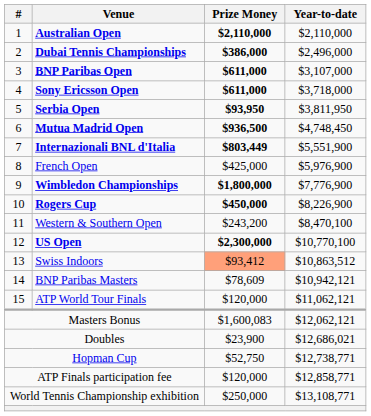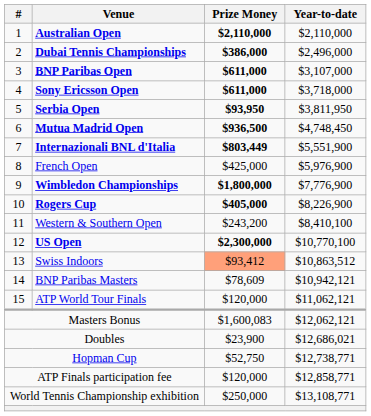(245, 204) $450,000 -> (245, 204) $405,000
(325, 223) $8,470,100 -> (325, 223) $8,410,100
